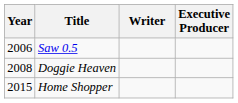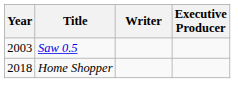(20, 48) 2006 -> (20, 48) 2003
- row: (77, 68)
(20, 87) 2015 -> (20, 68) 2018
